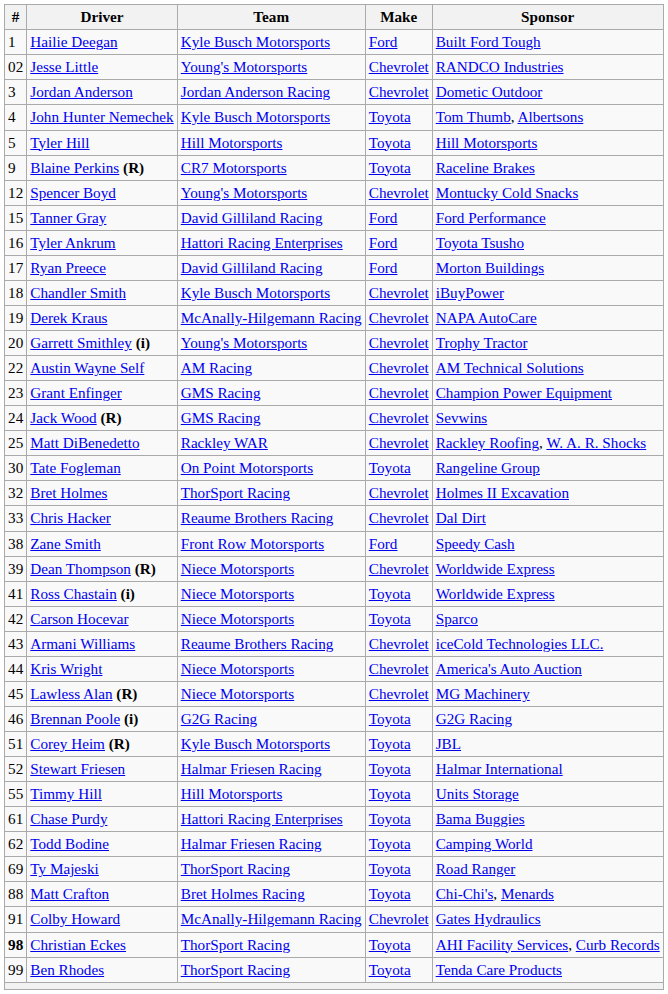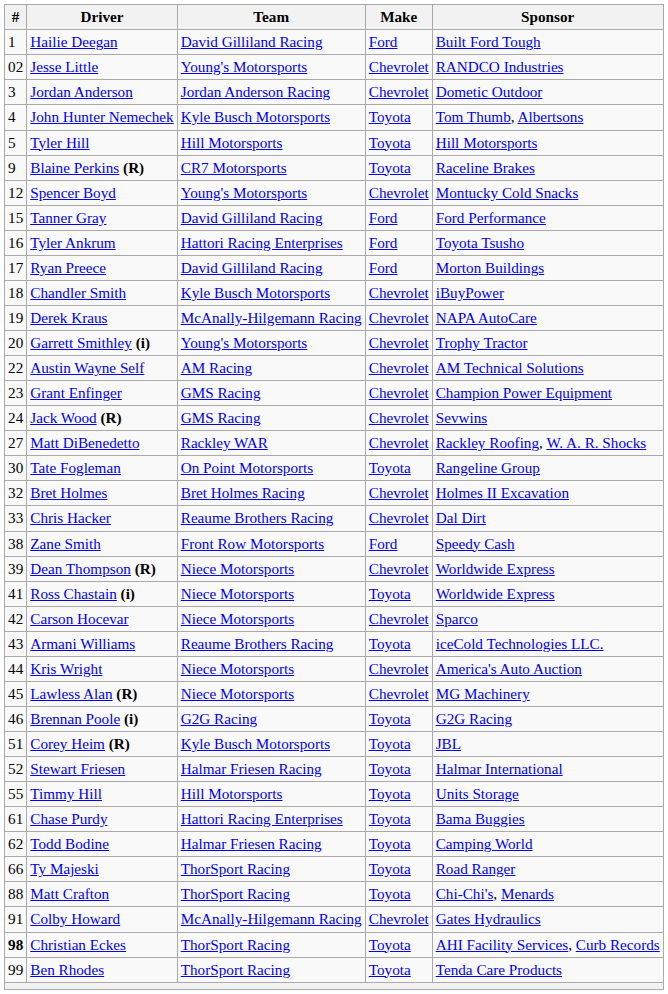(255, 42) Kyle Busch Motorsports -> (252, 42) David Gilliland Racing
(16, 443) 25 -> (16, 443) 27
(235, 493) ThorSport Racing -> (243, 493) Bret Holmes Racing
(390, 618) Toyota -> (399, 618) Chevrolet
(399, 643) Chevrolet -> (390, 643) Toyota
(16, 869) 69 -> (16, 869) 66
(243, 894) Bret Holmes Racing -> (235, 894) ThorSport Racing
